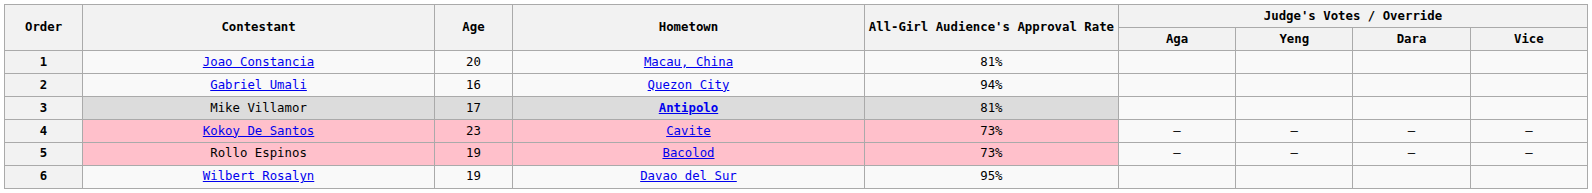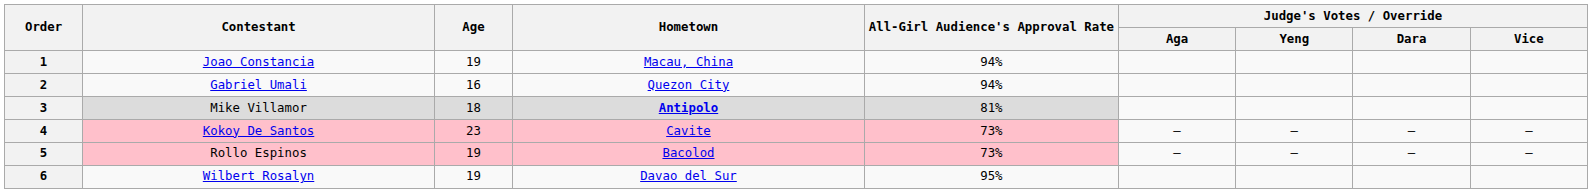(474, 62) 20 -> (474, 62) 19
(991, 62) 81% -> (991, 62) 94%
(474, 108) 17 -> (474, 108) 18
